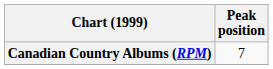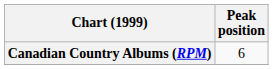(241, 53) 7 -> (241, 53) 6
